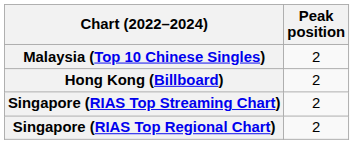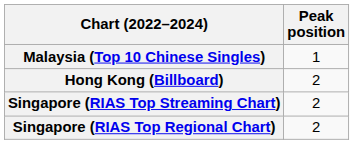(316, 56) 2 -> (316, 56) 1
